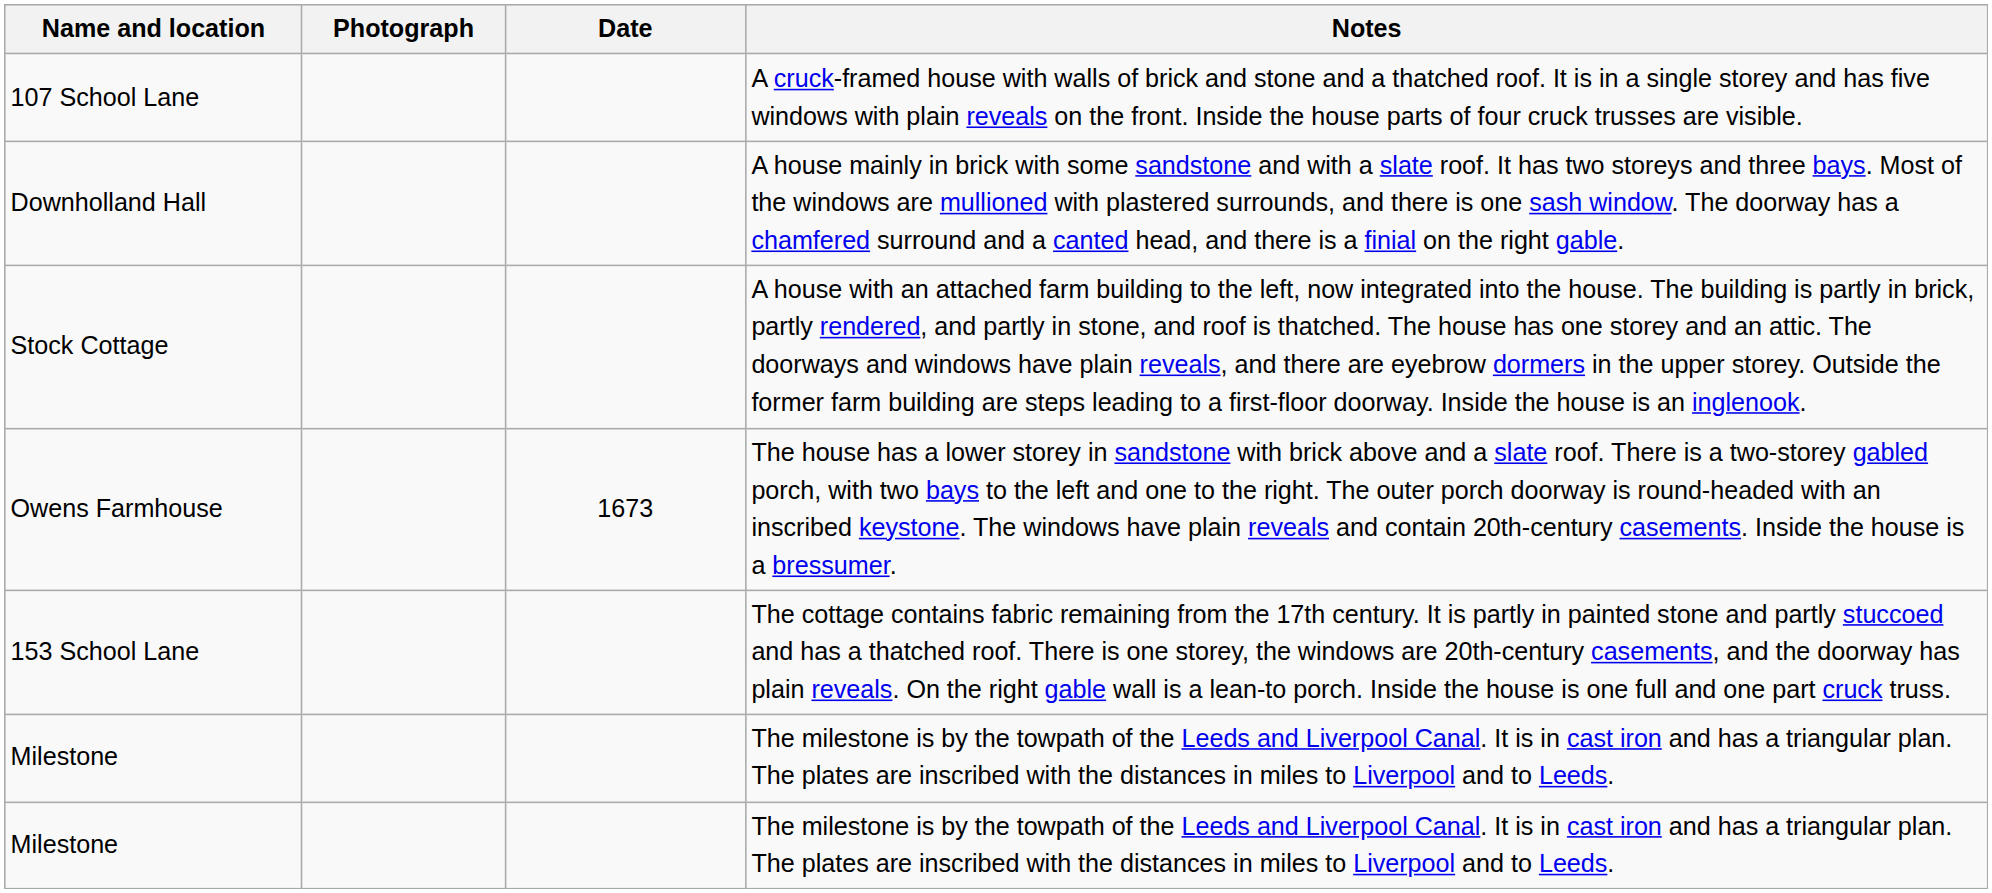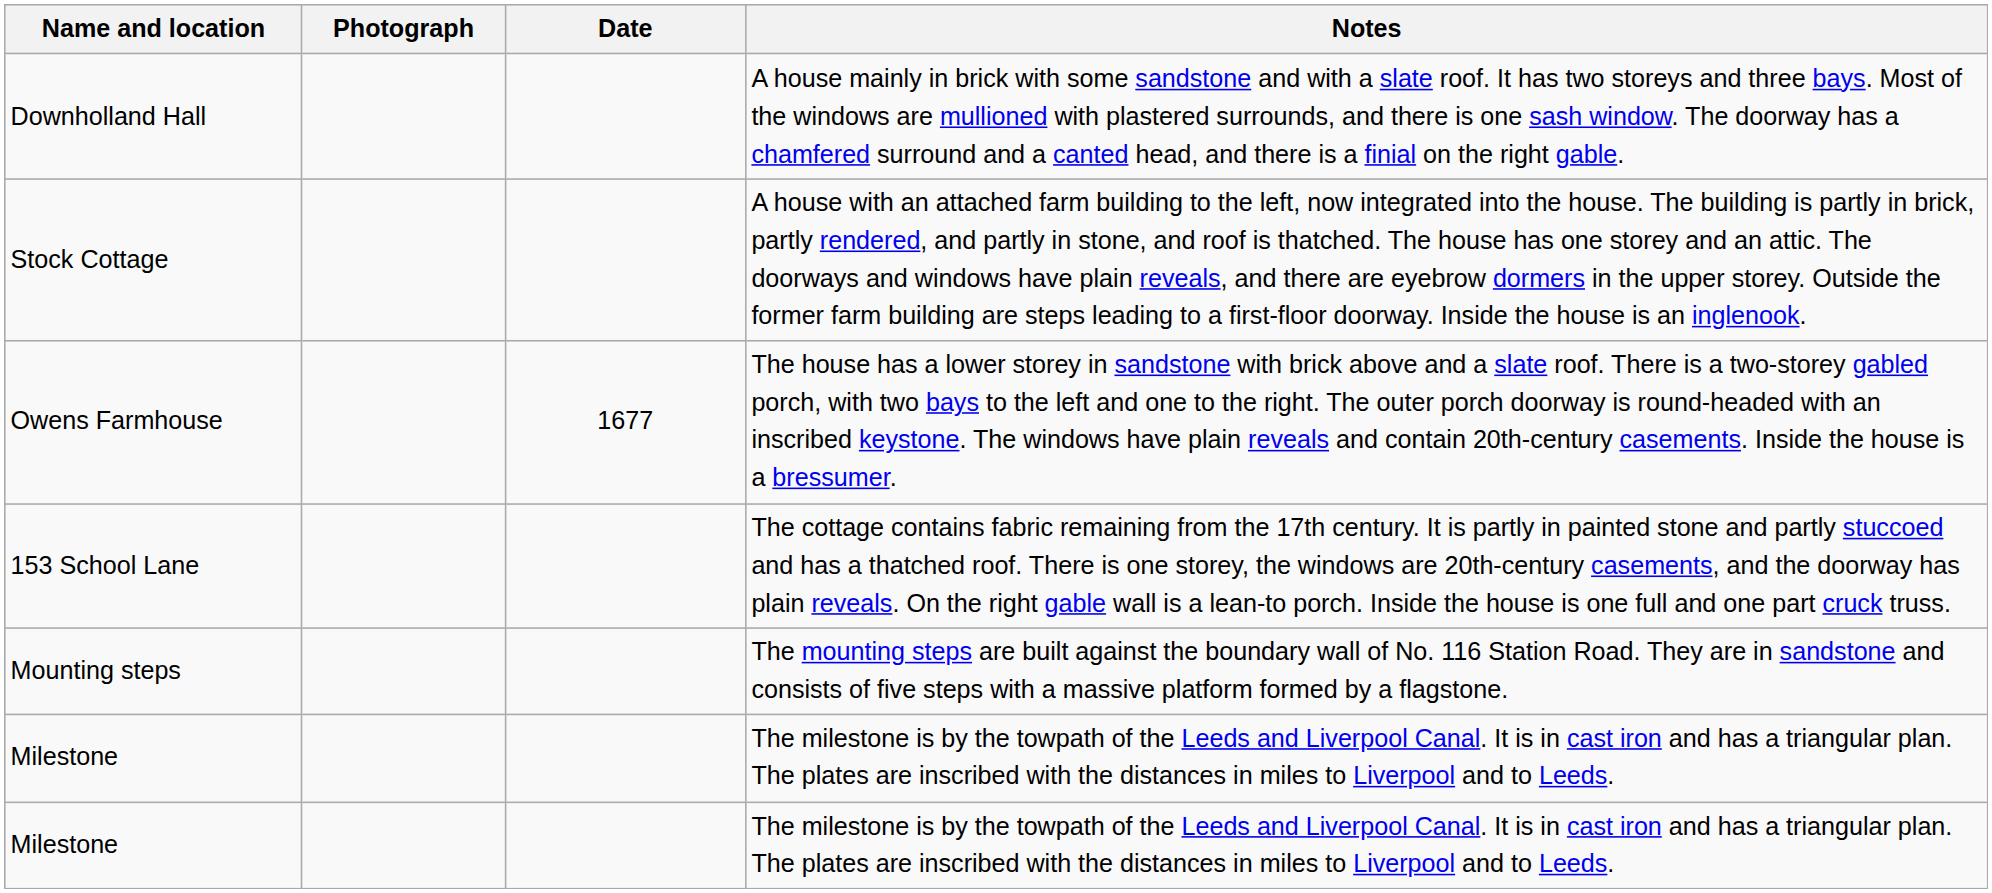- row: (105, 97)
(625, 508) 1673 -> (625, 421) 1677
+ row: (96, 671)
